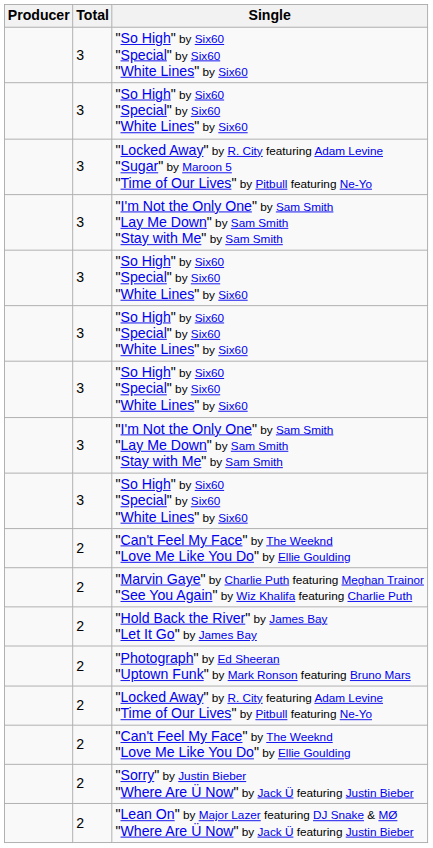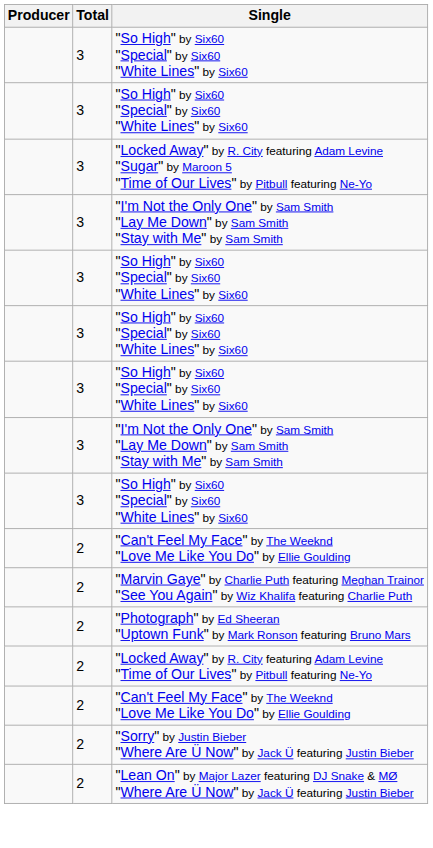- row: (80, 626)
